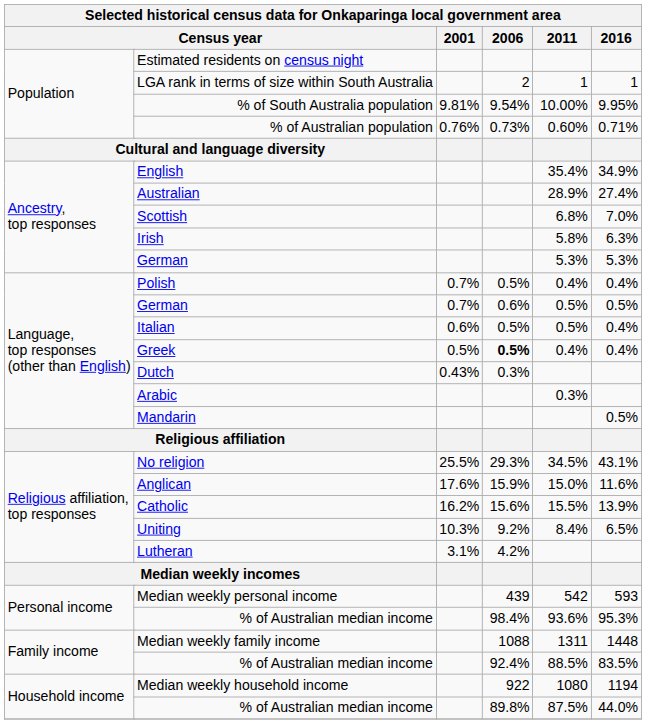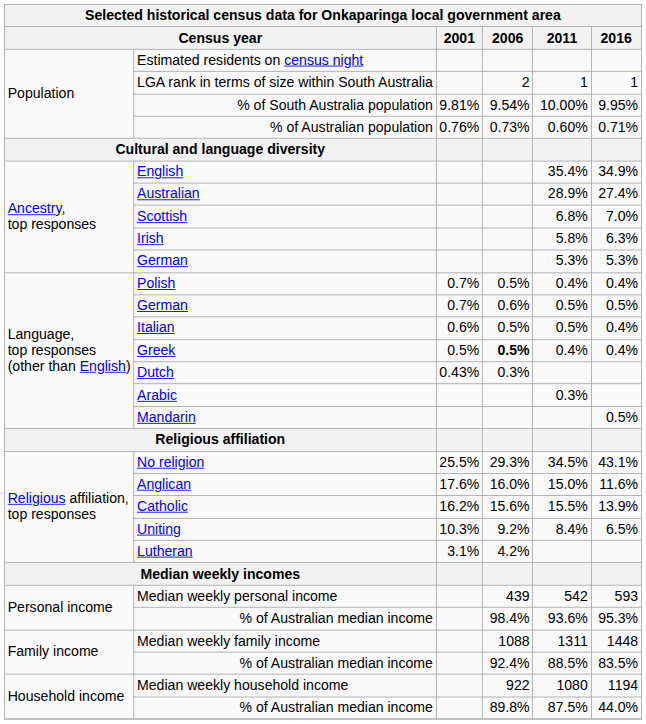(508, 484) 15.9% -> (508, 484) 16.0%
